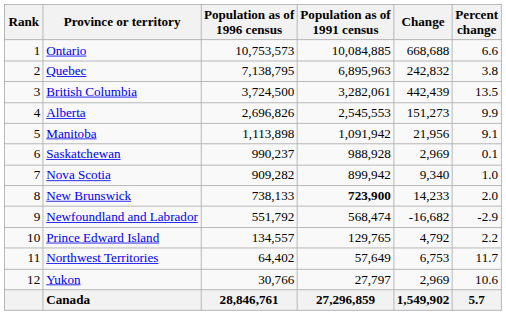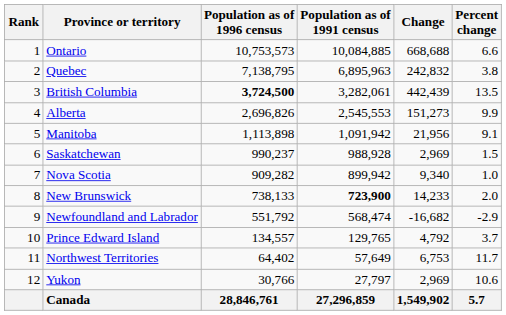(268, 92) normal -> (268, 92) bold
(490, 154) 0.1 -> (490, 154) 1.5
(490, 237) 2.2 -> (490, 237) 3.7
